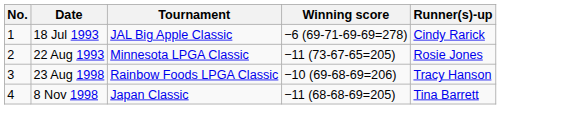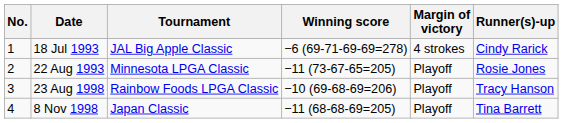+ column: (442, 22)
